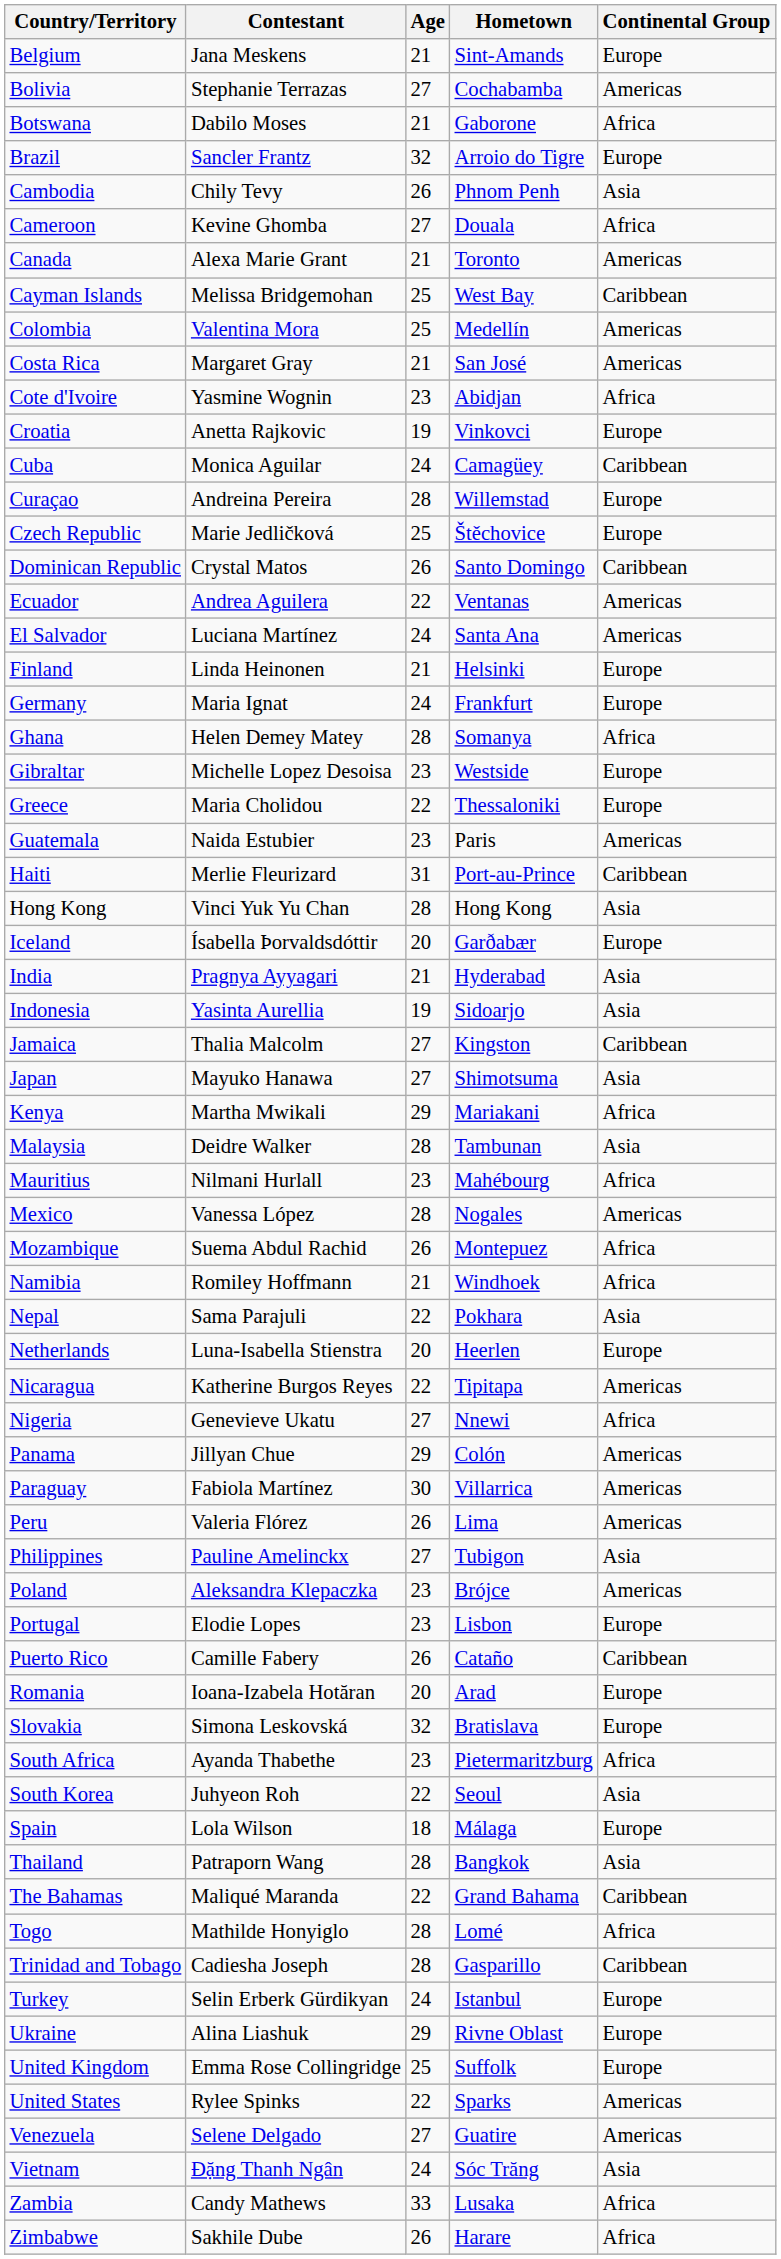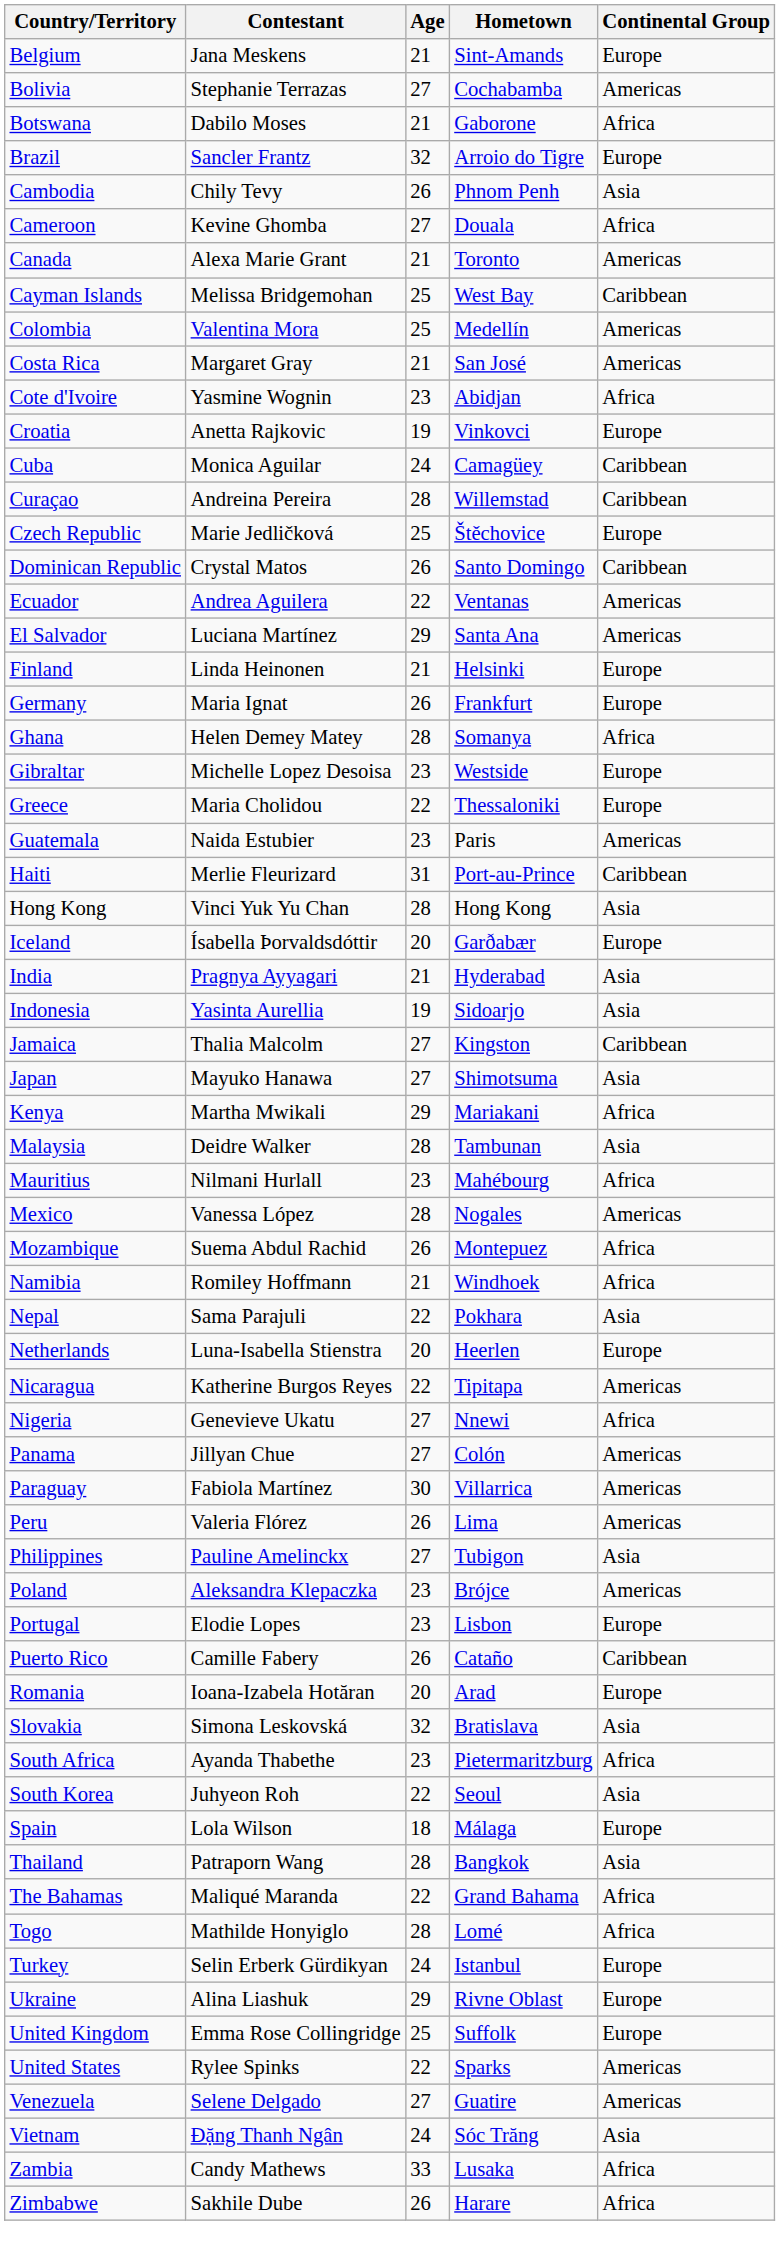(632, 498) Europe -> (645, 498) Caribbean
(421, 635) 24 -> (421, 635) 29
(421, 703) 24 -> (421, 703) 26
(421, 1453) 29 -> (421, 1453) 27
(632, 1725) Europe -> (621, 1725) Asia
(645, 1896) Caribbean -> (629, 1896) Africa
- row: (95, 1964)
